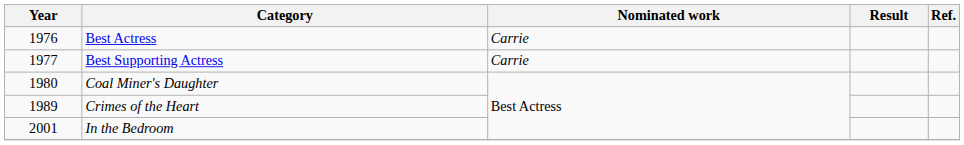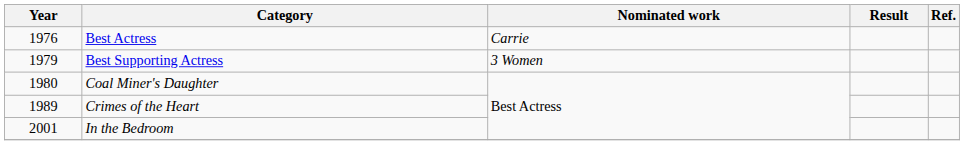(43, 60) 1977 -> (43, 60) 1979
(510, 60) Carrie -> (517, 60) 3 Women
